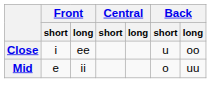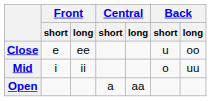(56, 50) i -> (56, 50) e
(56, 68) e -> (56, 68) i
+ row: (23, 86)
